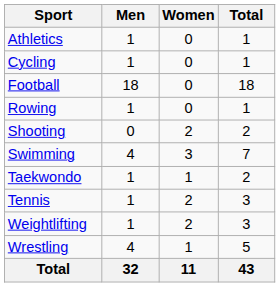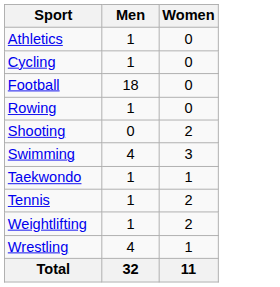- column: (246, 16)
